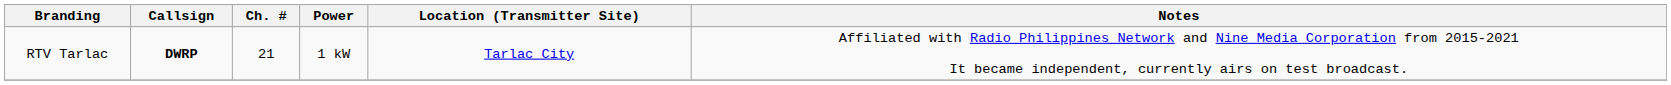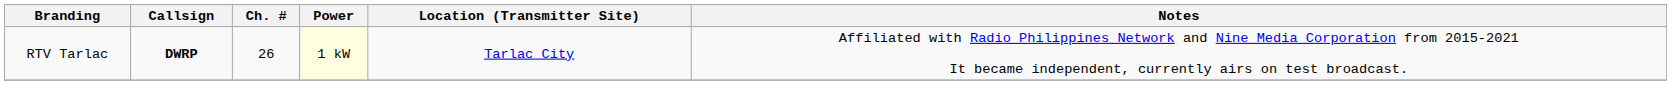(266, 54) 21 -> (266, 54) 26
(334, 54) no background -> (334, 54) lightyellow background
